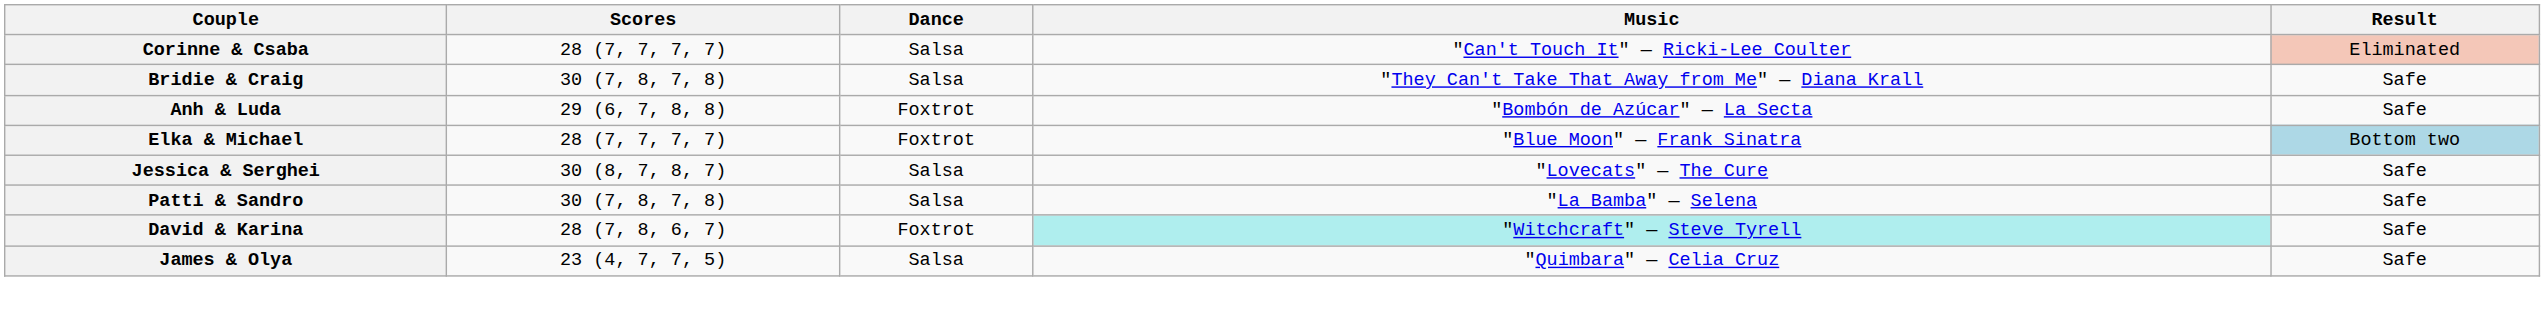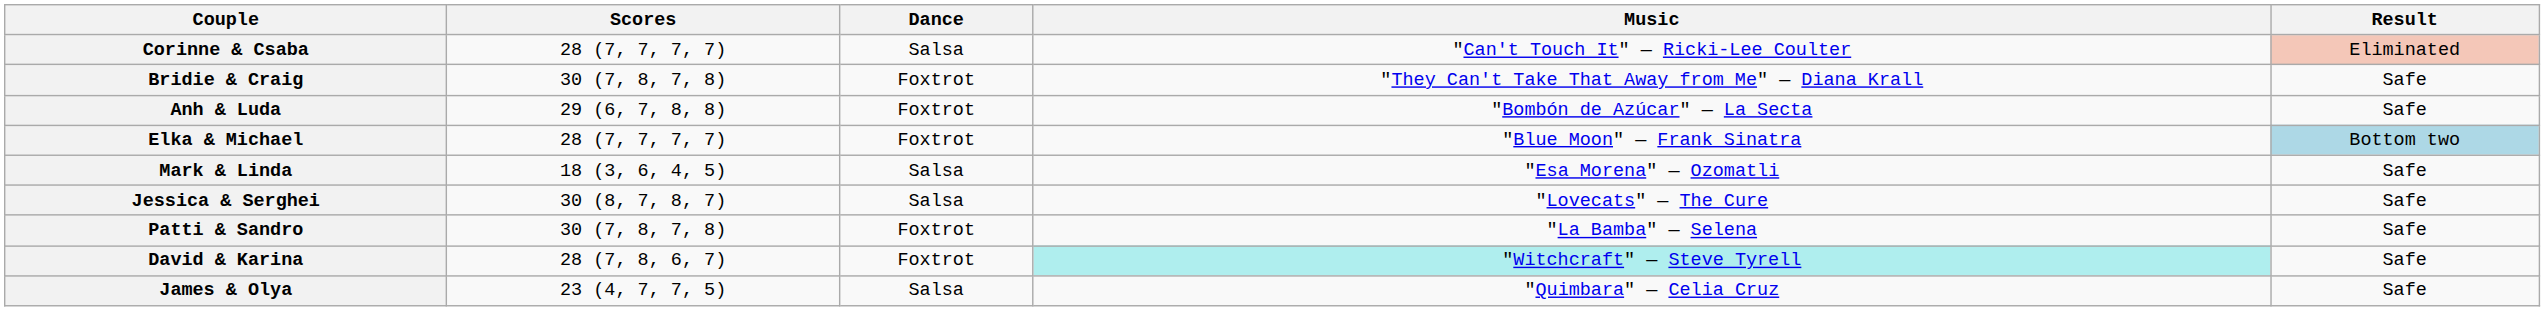(936, 80) Salsa -> (936, 80) Foxtrot
+ row: (226, 170)
(936, 200) Salsa -> (936, 230) Foxtrot
